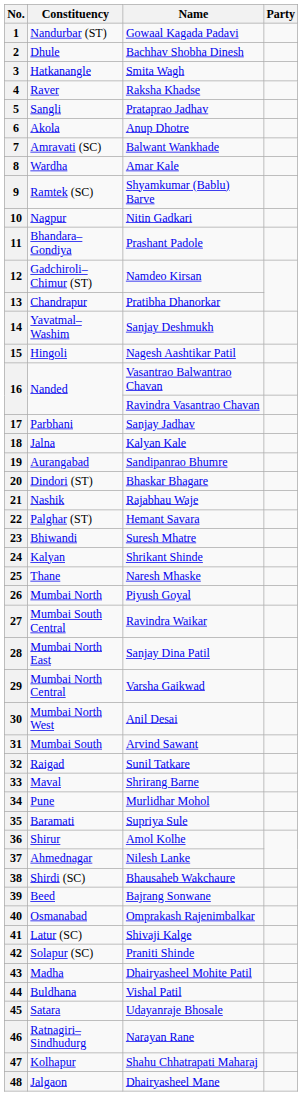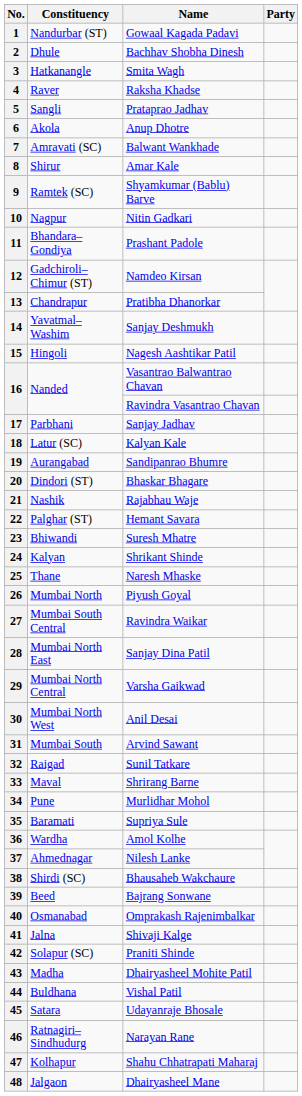(49, 166) Wardha -> (45, 166) Shirur
(43, 443) Jalna -> (56, 443) Latur (SC)
(45, 839) Shirur -> (49, 839) Wardha
(56, 934) Latur (SC) -> (43, 934) Jalna
